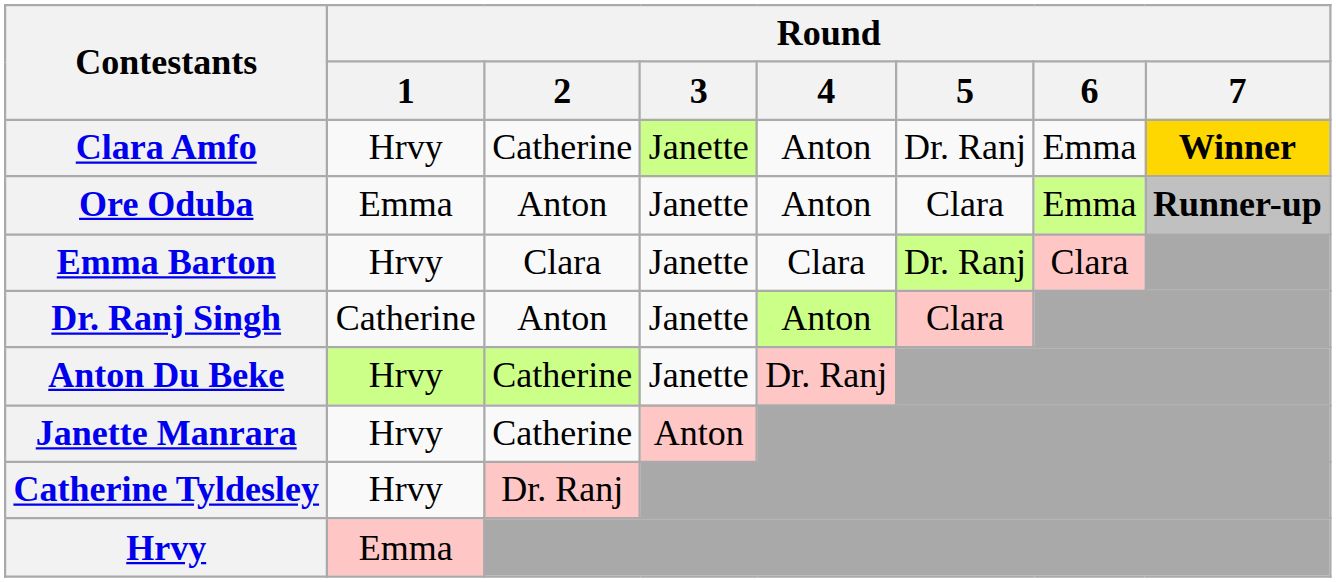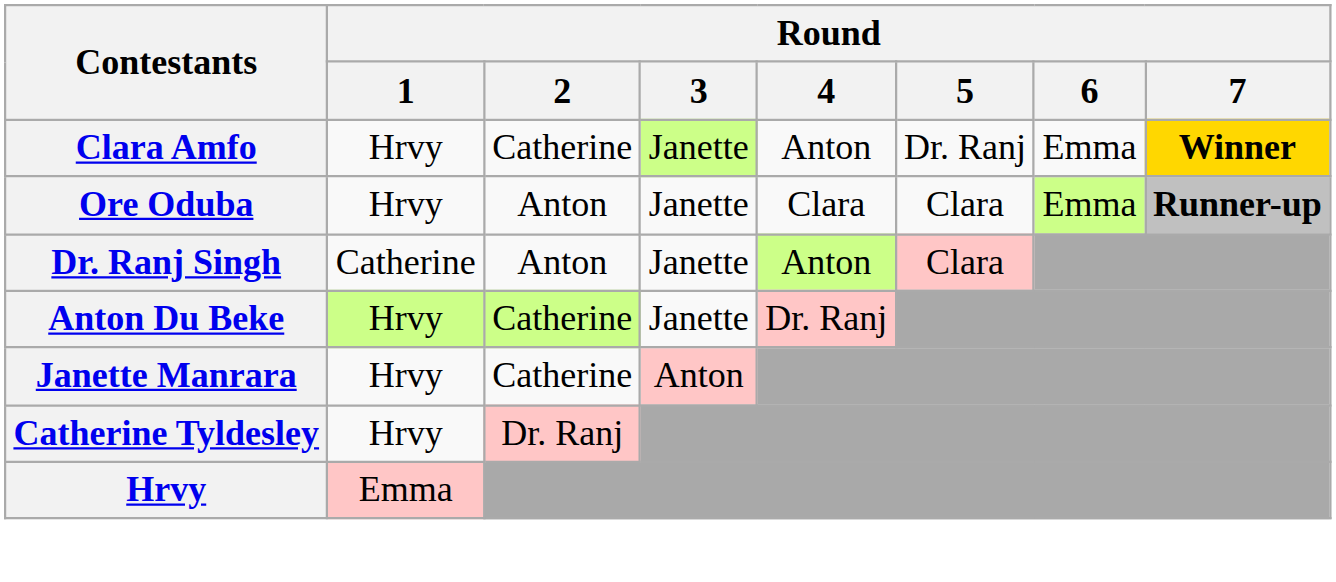(406, 204) Emma -> (406, 204) Hrvy
(826, 204) Anton -> (826, 204) Clara
- row: (166, 261)
